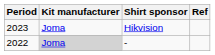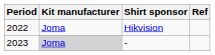(17, 27) 2023 -> (17, 27) 2022
(17, 43) 2022 -> (17, 43) 2023
